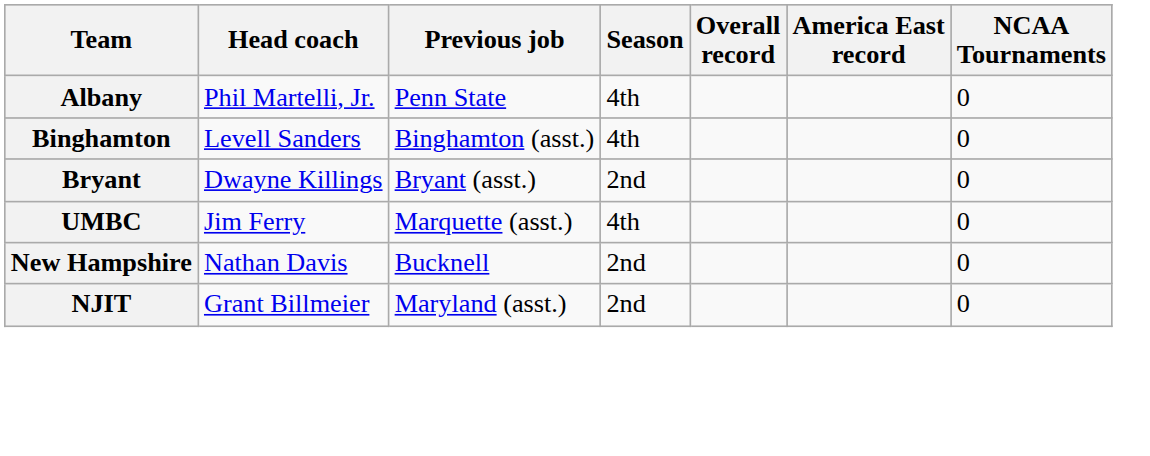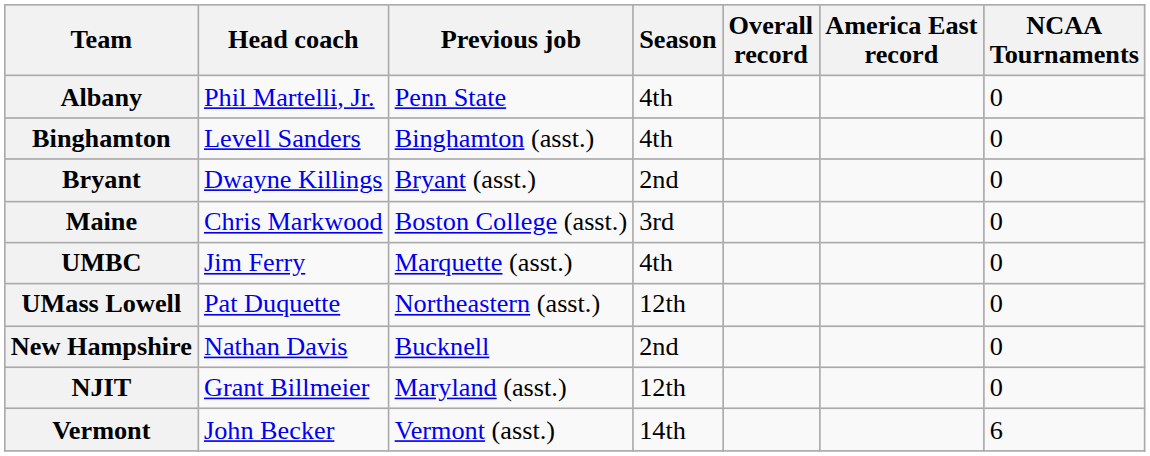+ row: (101, 221)
+ row: (101, 304)
(626, 304) 2nd -> (663, 387) 12th
+ row: (101, 429)
